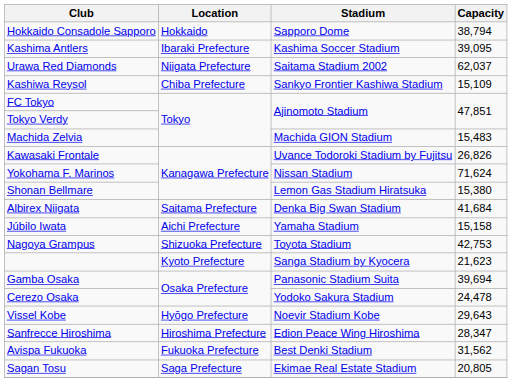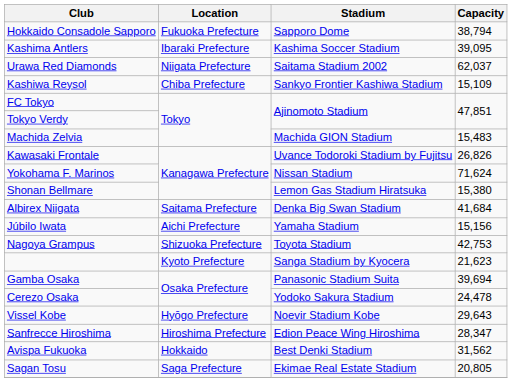(184, 31) Hokkaido -> (210, 31) Fukuoka Prefecture
(475, 226) 15,158 -> (475, 226) 15,156
(210, 350) Fukuoka Prefecture -> (184, 350) Hokkaido
